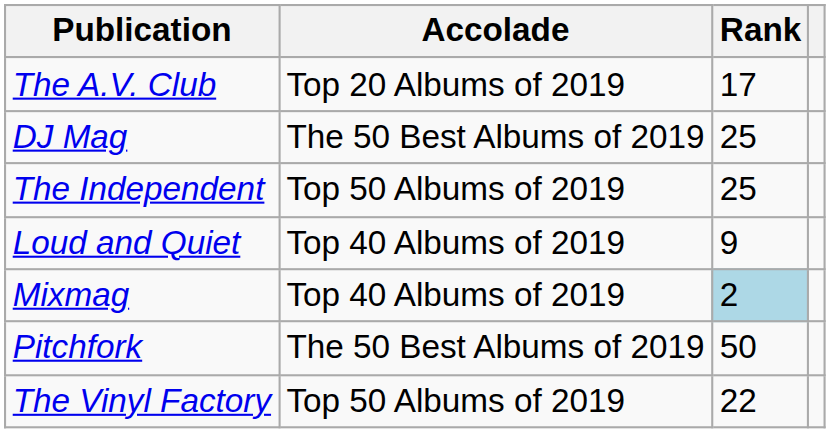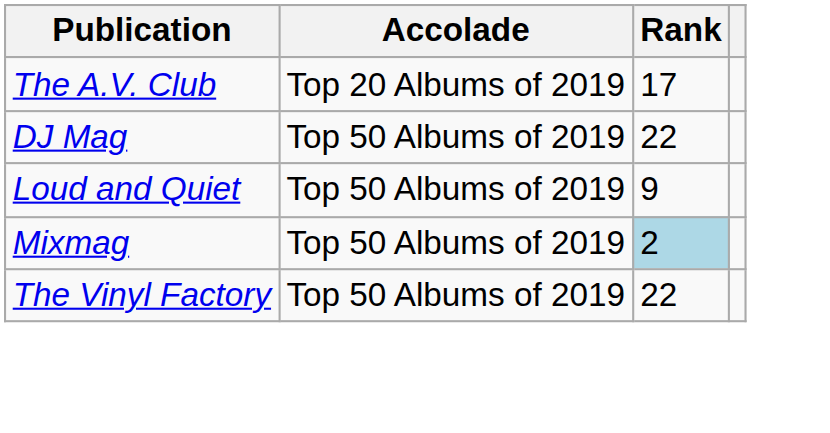(495, 136) The 50 Best Albums of 2019 -> (456, 136) Top 50 Albums of 2019
(738, 136) 25 -> (659, 136) 22
- row: (139, 189)
(456, 242) Top 40 Albums of 2019 -> (456, 189) Top 50 Albums of 2019
(456, 294) Top 40 Albums of 2019 -> (456, 242) Top 50 Albums of 2019
- row: (77, 347)
